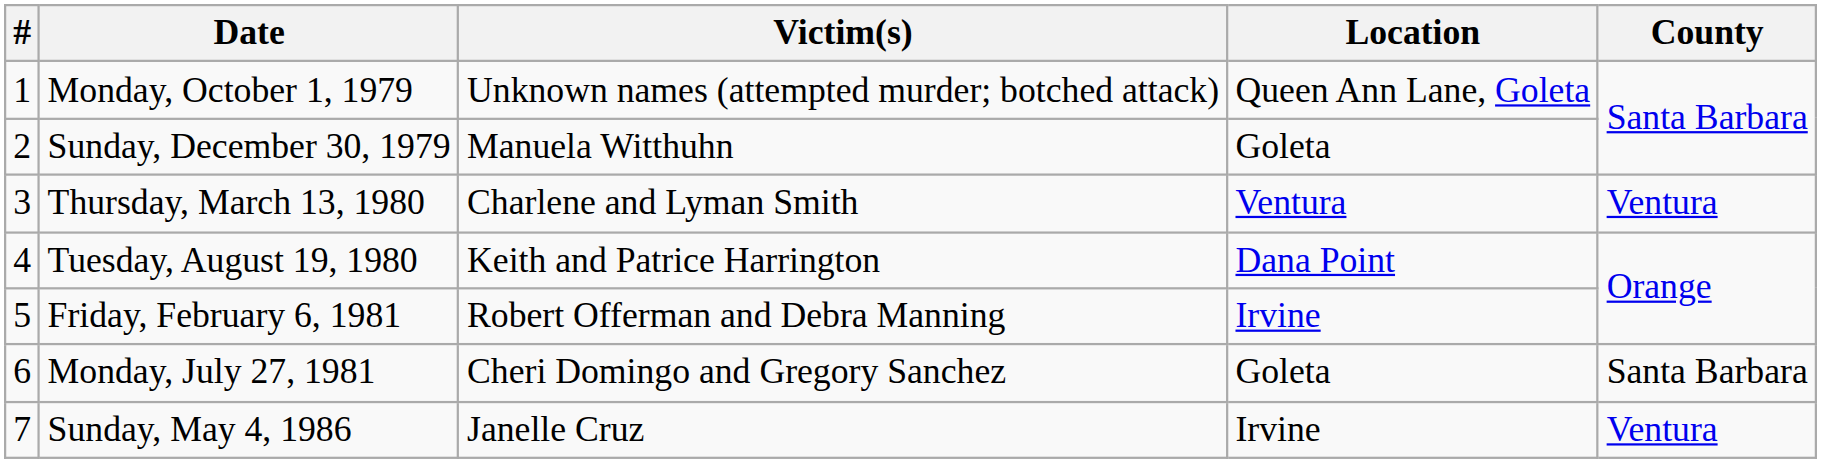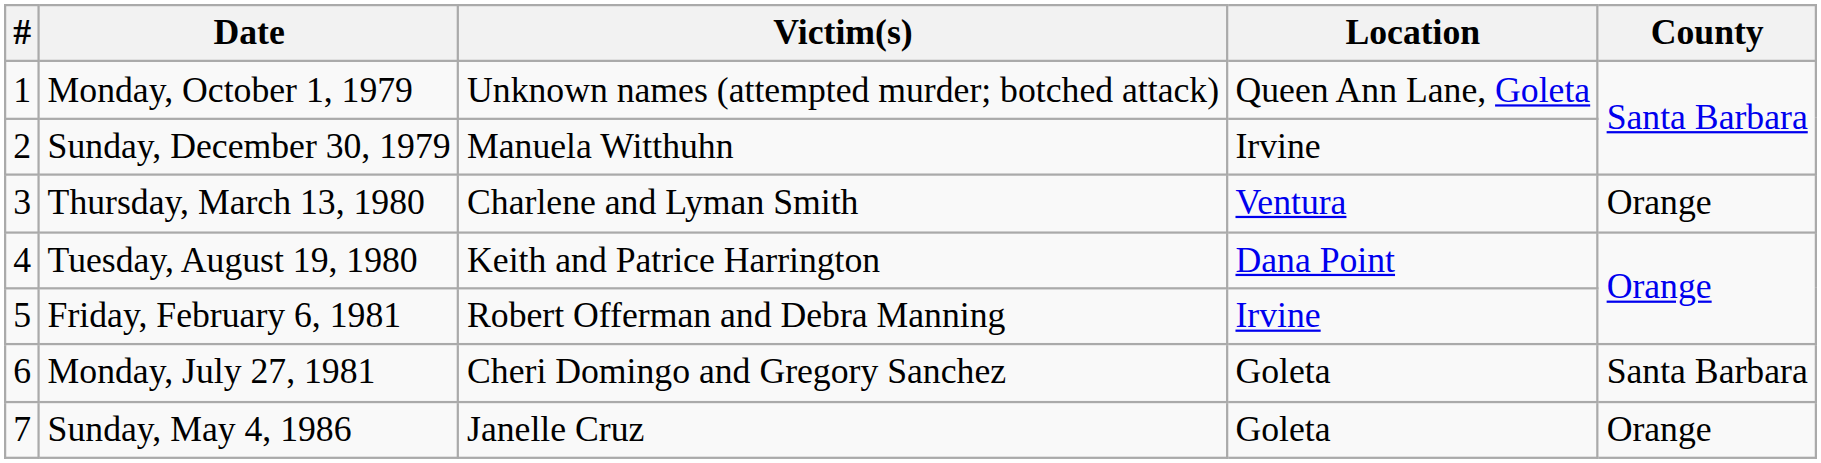(1283, 145) Goleta -> (1278, 145) Irvine
(1662, 202) Ventura -> (1659, 202) Orange
(1278, 428) Irvine -> (1283, 428) Goleta
(1662, 428) Ventura -> (1659, 428) Orange
